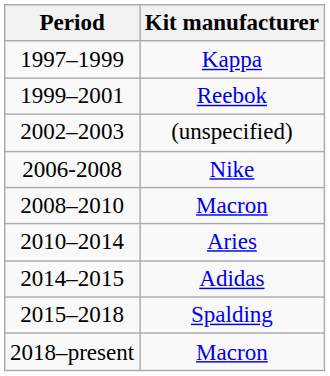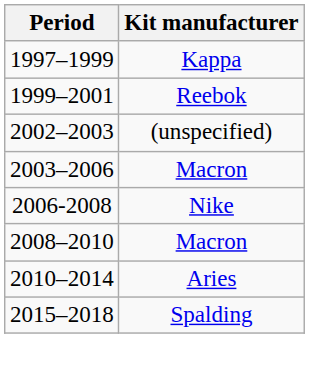+ row: (62, 168)
- row: (72, 278)
- row: (72, 351)
